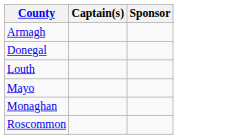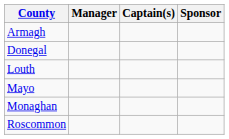+ column: (94, 13)
